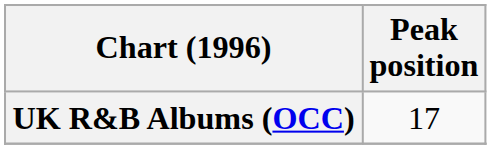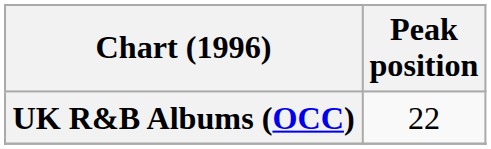(424, 117) 17 -> (424, 117) 22
